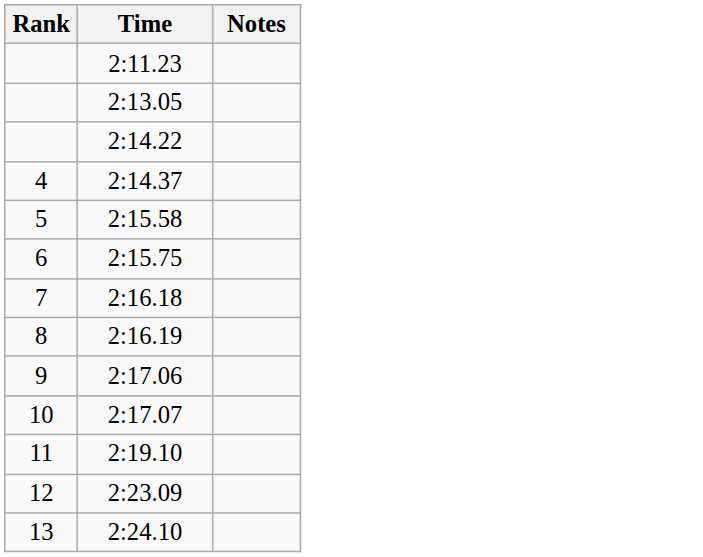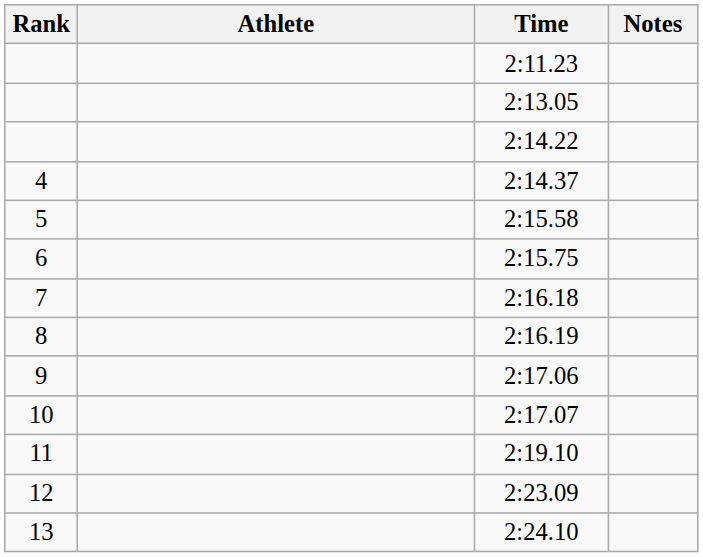+ column: (276, 24)
